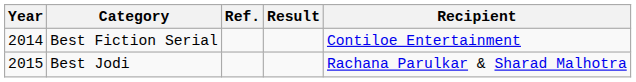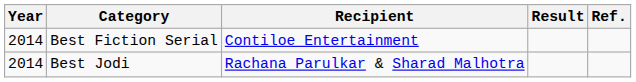columns swapped: (477, 17) <-> (242, 17)
(26, 64) 2015 -> (26, 64) 2014
